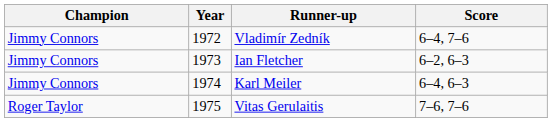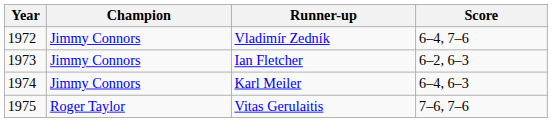columns swapped: (210, 15) <-> (97, 15)
